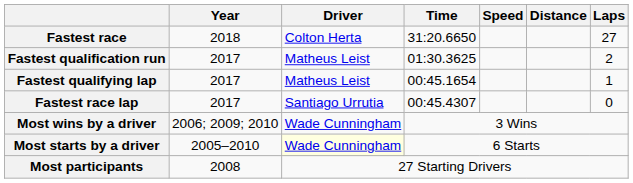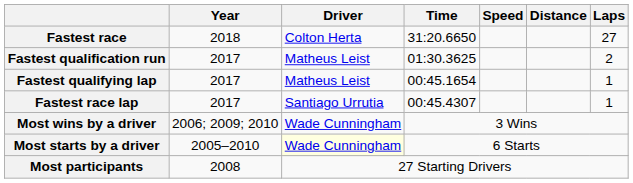(609, 102) 0 -> (609, 102) 1
